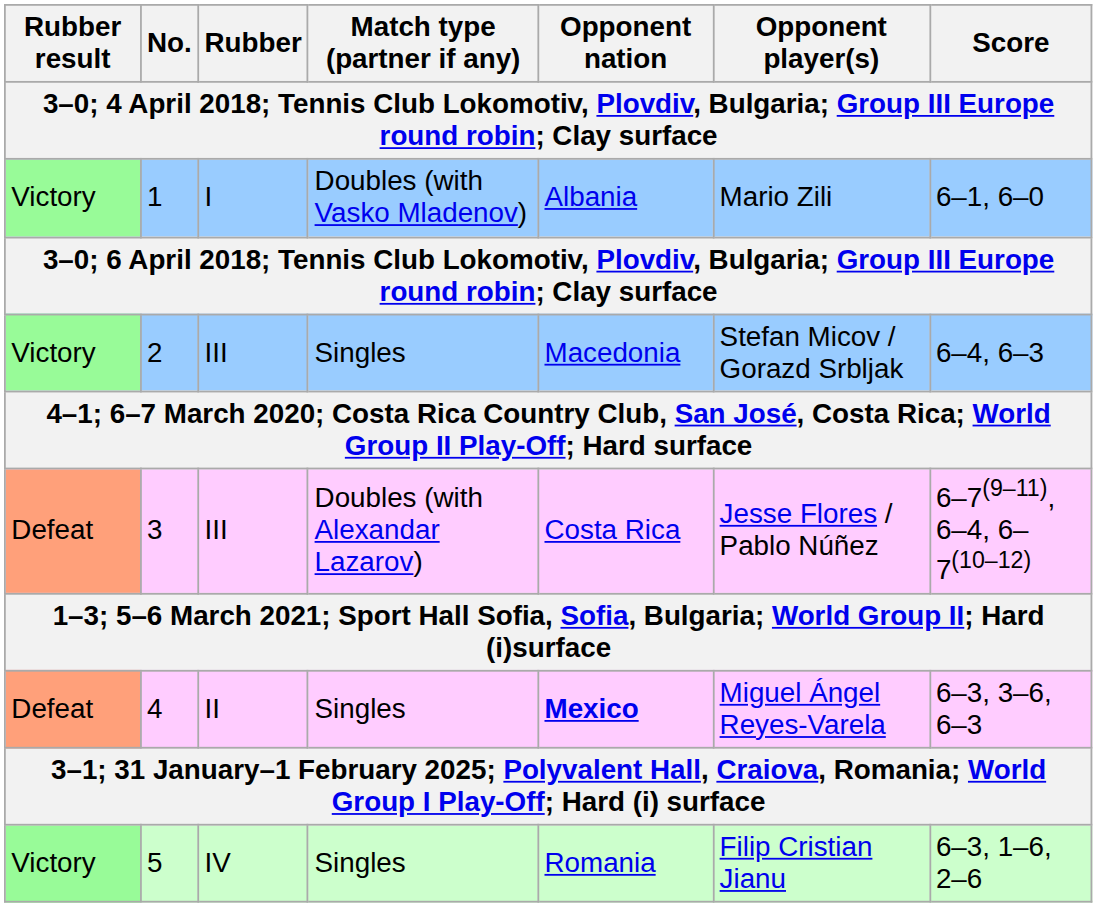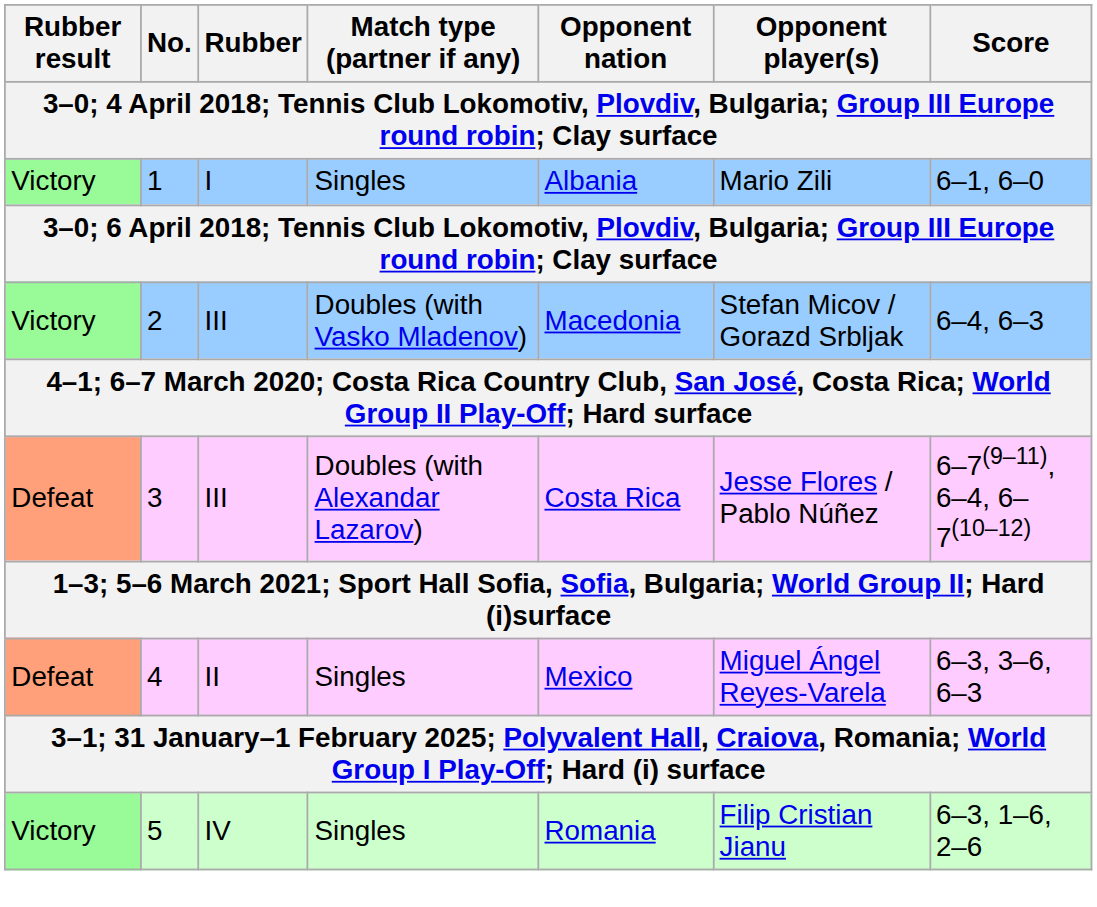(421, 197) Doubles (with Vasko Mladenov) -> (360, 181) Singles
(360, 351) Singles -> (421, 319) Doubles (with Vasko Mladenov)
(592, 708) bold -> (588, 676) normal
